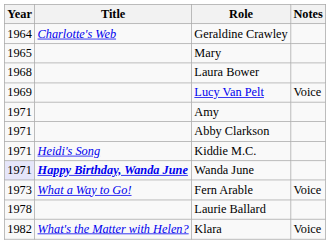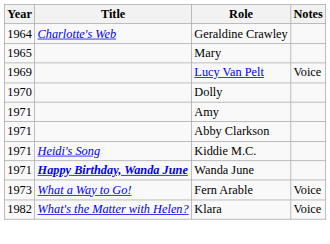- row: (227, 72)
+ row: (208, 92)
(20, 170) lavender background -> (20, 170) no background
- row: (230, 209)
